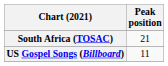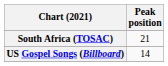(145, 54) 11 -> (145, 54) 14
